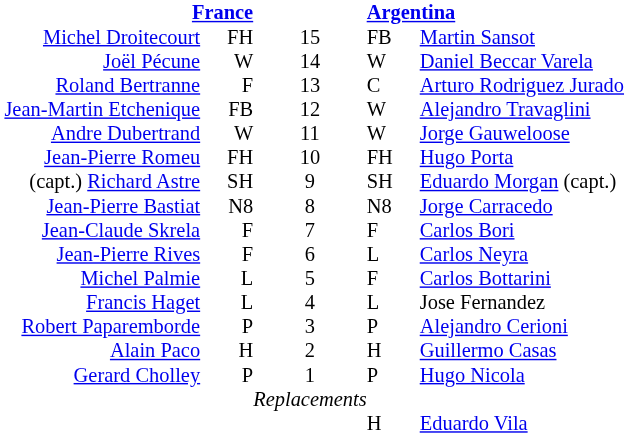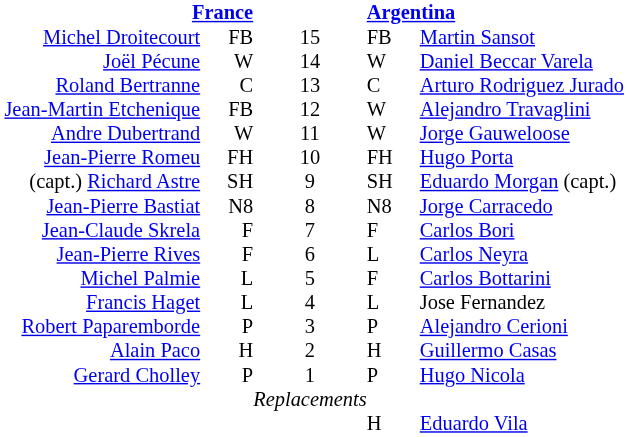(240, 36) FH -> (241, 36) FB
(248, 85) F -> (246, 85) C
